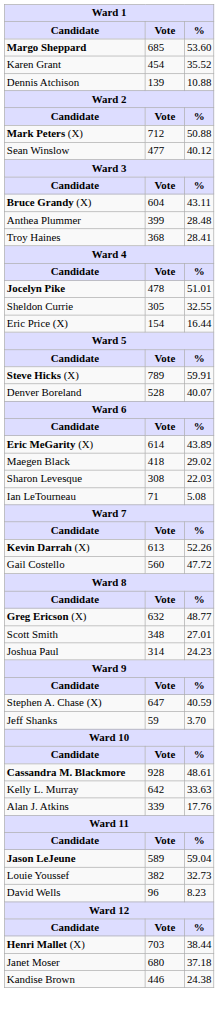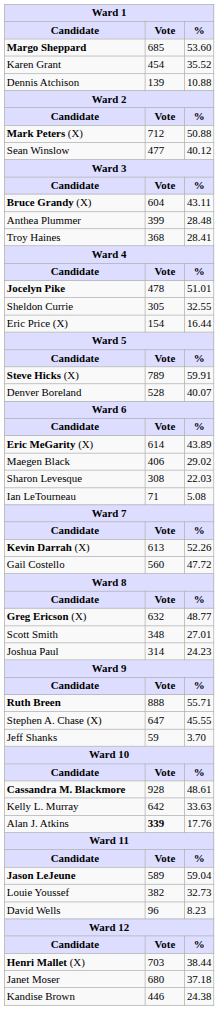(156, 461) 418 -> (156, 461) 406
+ row: (34, 703)
(199, 703) 40.59 -> (199, 720) 45.55
(156, 806) normal -> (156, 824) bold
